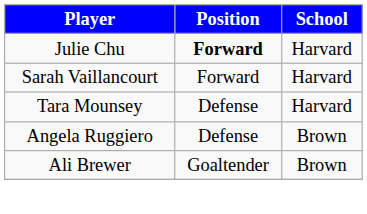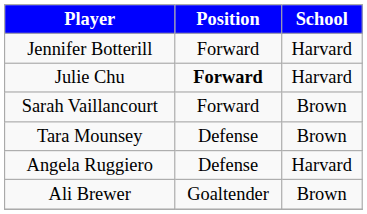+ row: (90, 48)
(322, 77) Harvard -> (322, 106) Brown
(322, 106) Harvard -> (322, 135) Brown
(322, 135) Brown -> (322, 164) Harvard
